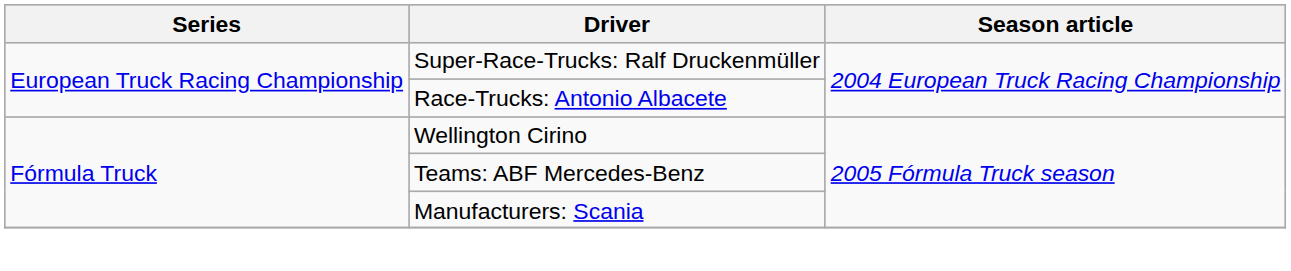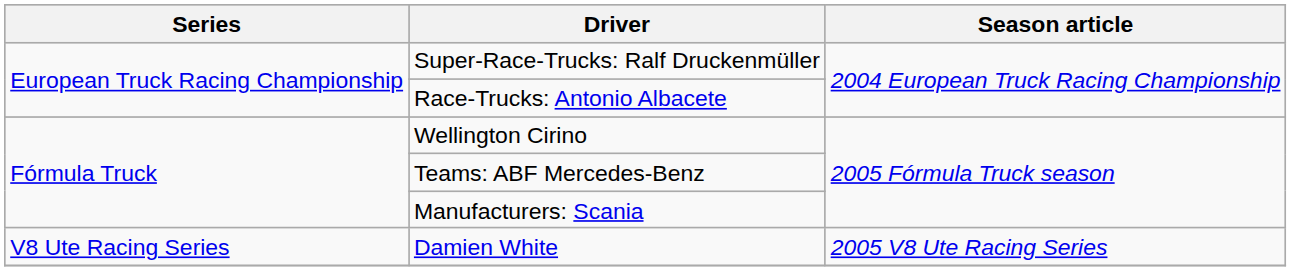+ row: (486, 247)
